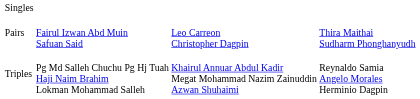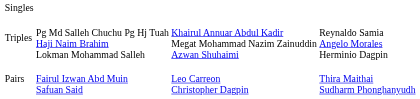rows swapped: (15, 32) <-> (18, 73)
